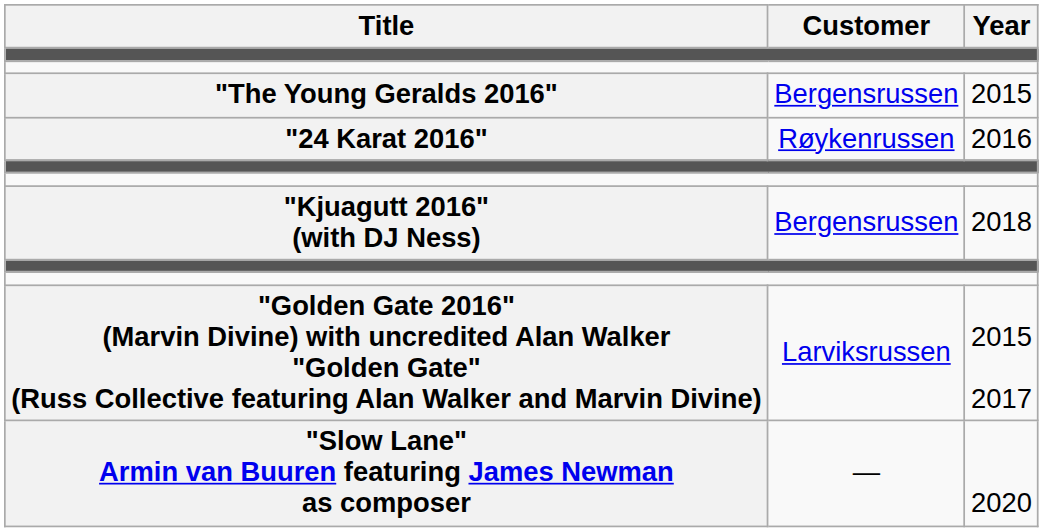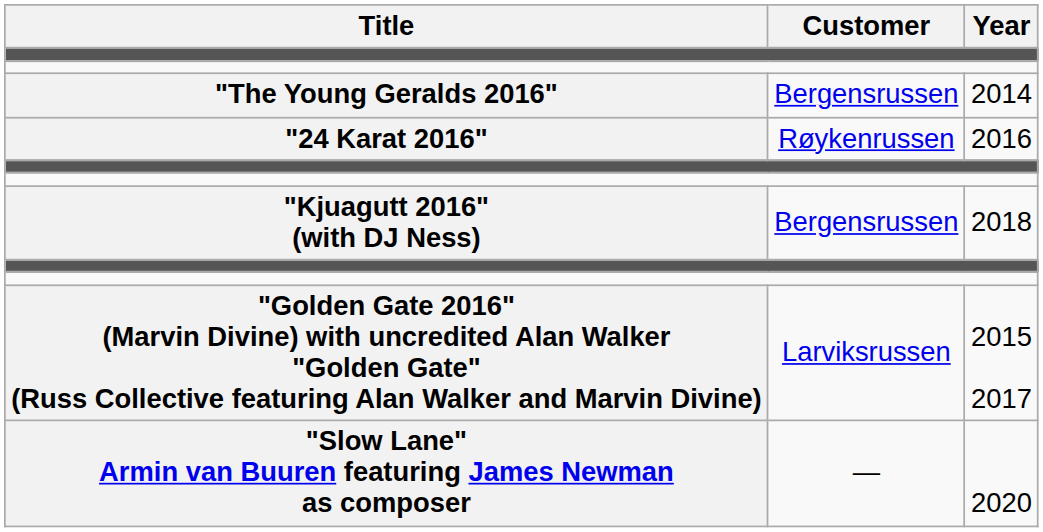(1001, 94) 2015 -> (1001, 94) 2014
